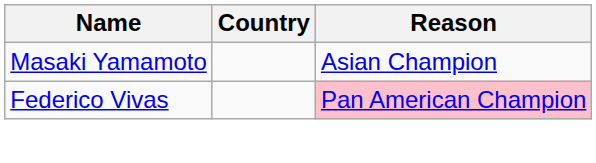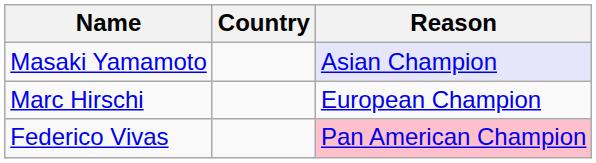(409, 61) no background -> (409, 61) lavender background
+ row: (77, 99)
